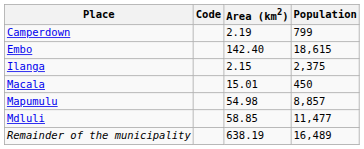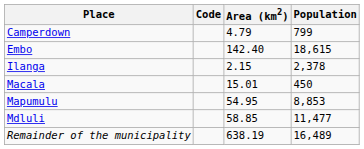(239, 33) 2.19 -> (239, 33) 4.79
(309, 67) 2,375 -> (309, 67) 2,378
(242, 101) 54.98 -> (242, 101) 54.95
(309, 101) 8,857 -> (309, 101) 8,853
